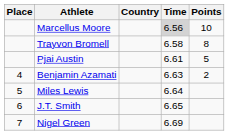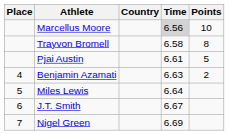(173, 106) 6.65 -> (173, 106) 6.67
